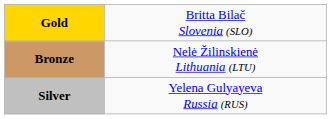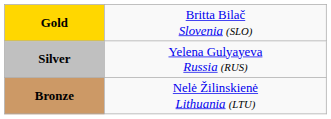rows swapped: (54, 95) <-> (54, 58)
